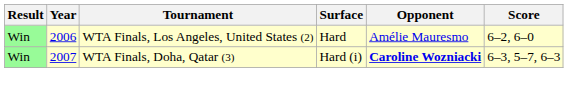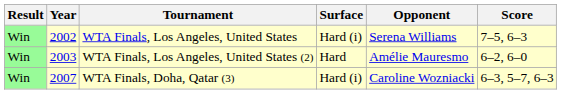+ row: (190, 36)
(63, 36) 2006 -> (63, 57) 2003
(425, 57) bold -> (422, 78) normal
